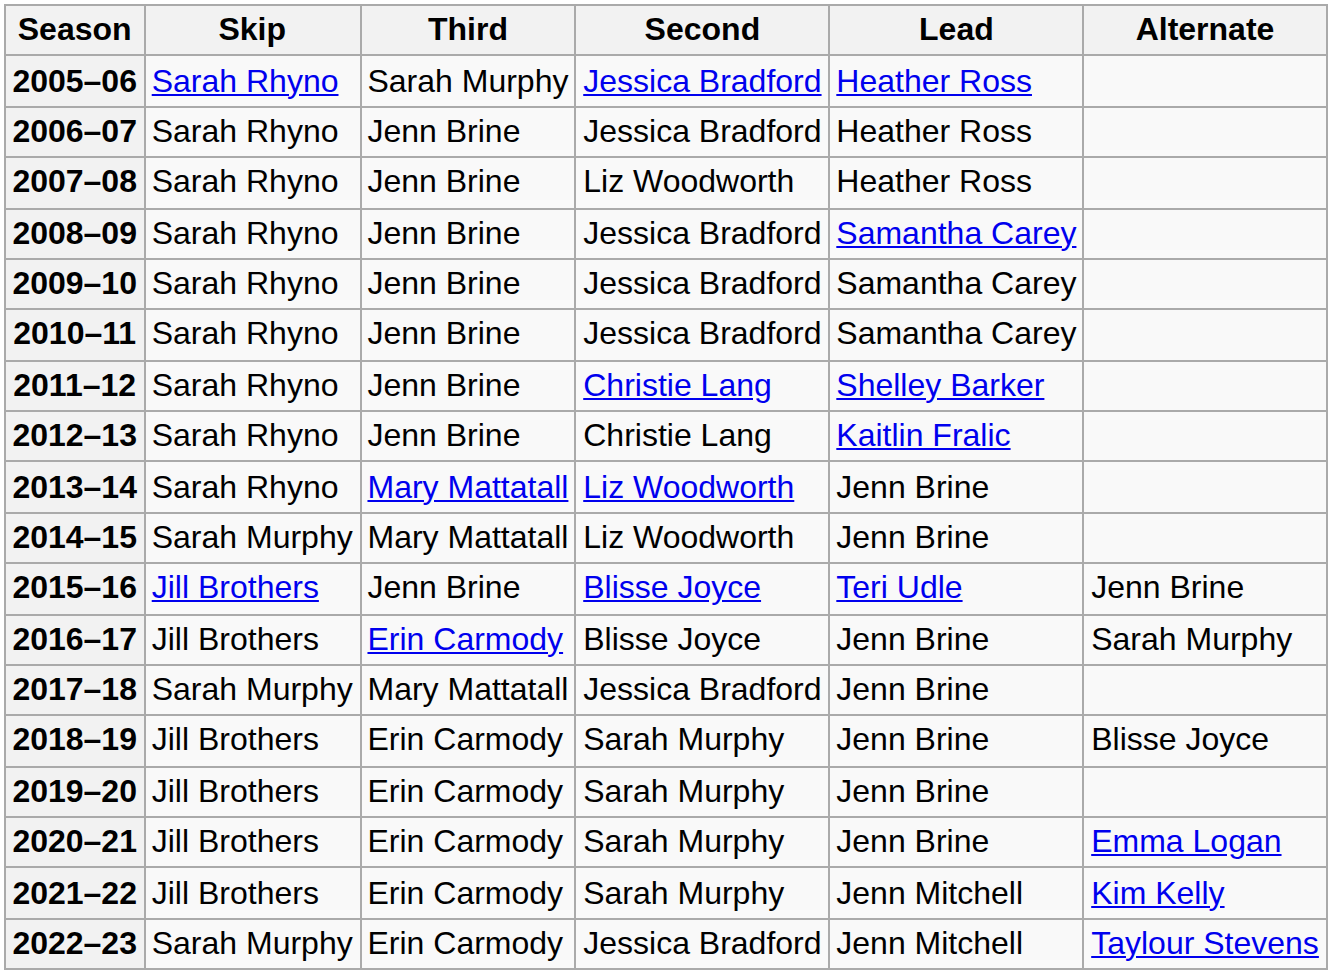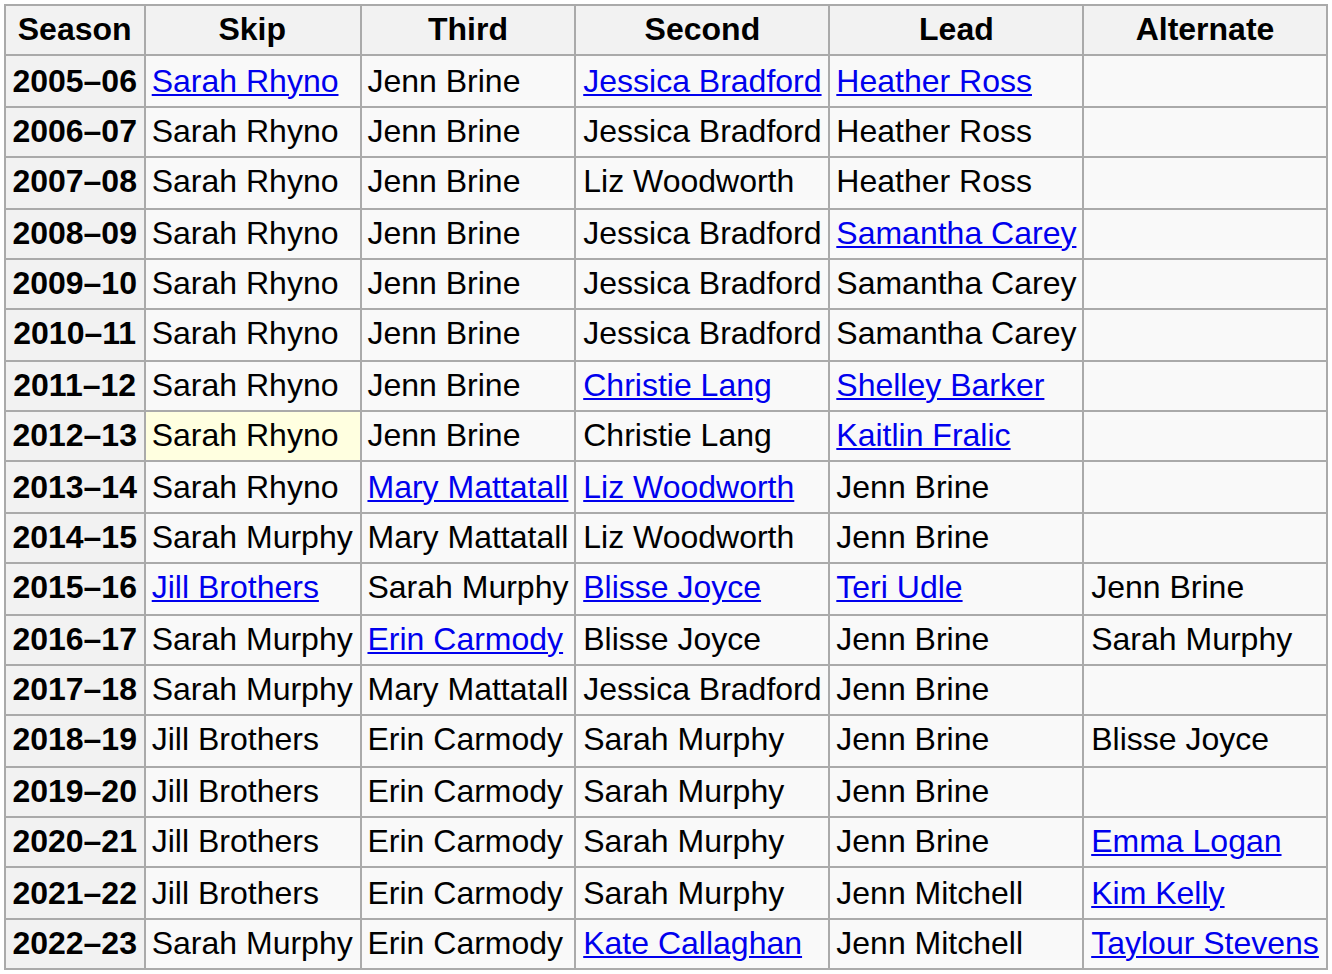(468, 80) Sarah Murphy -> (444, 80) Jenn Brine
(245, 435) no background -> (245, 435) lightyellow background
(444, 588) Jenn Brine -> (468, 588) Sarah Murphy
(235, 638) Jill Brothers -> (252, 638) Sarah Murphy
(702, 943) Jessica Bradford -> (693, 943) Kate Callaghan
